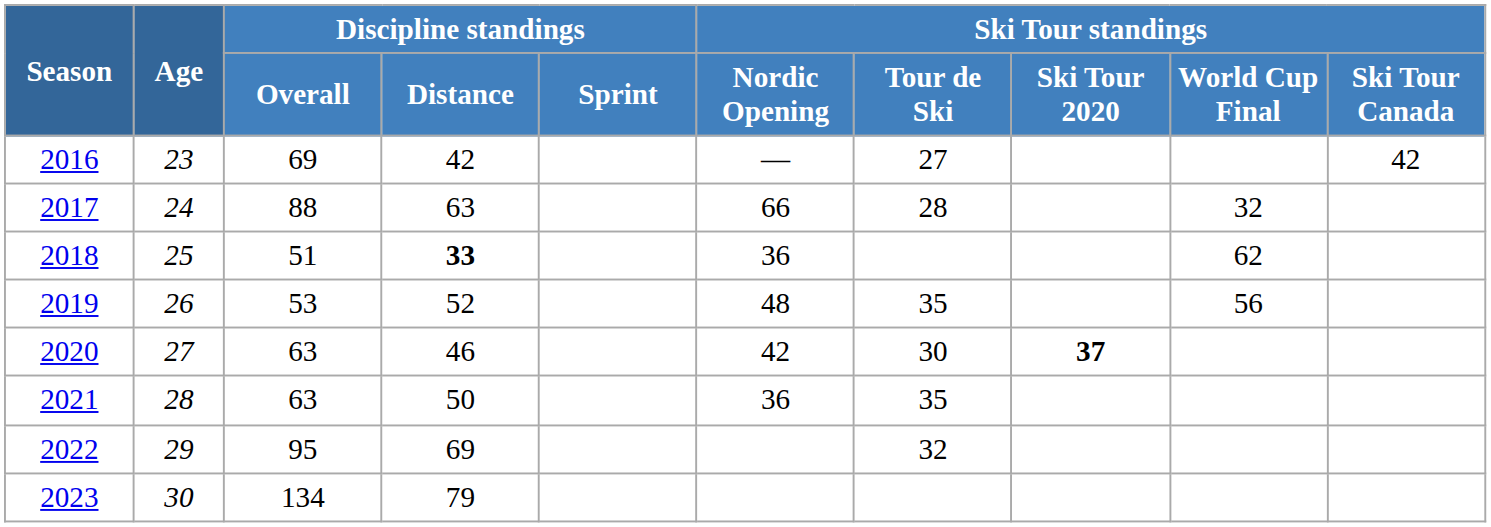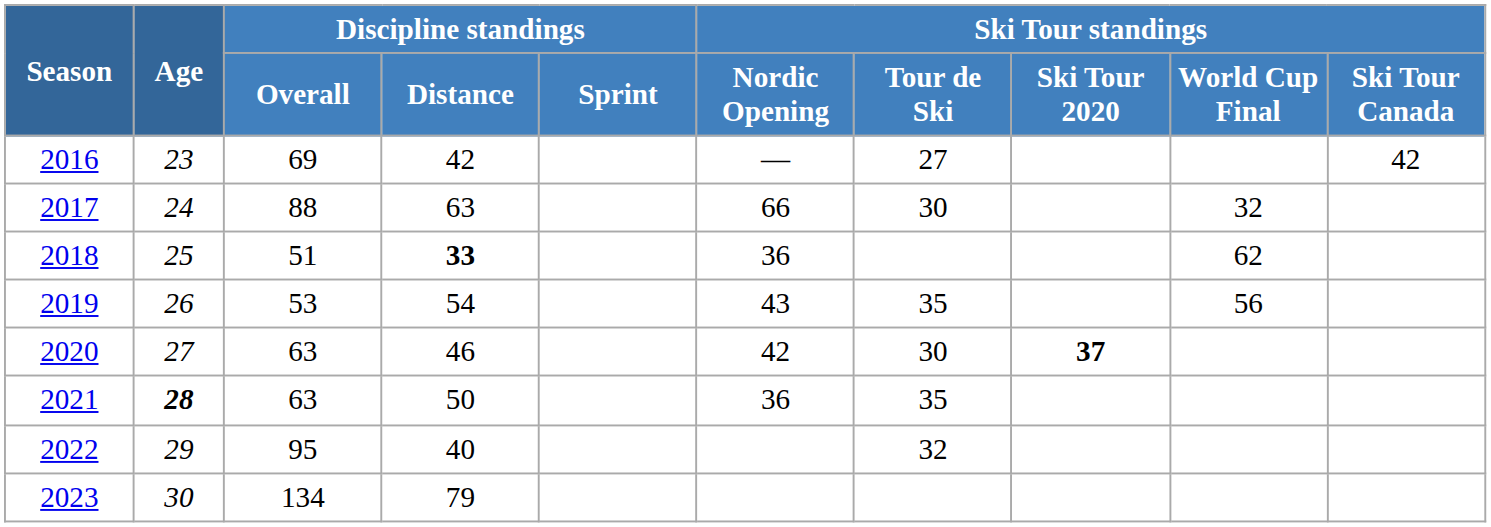(933, 207) 28 -> (933, 207) 30
(460, 303) 52 -> (460, 303) 54
(776, 303) 48 -> (776, 303) 43
(179, 400) normal -> (179, 400) bold
(460, 448) 69 -> (460, 448) 40
